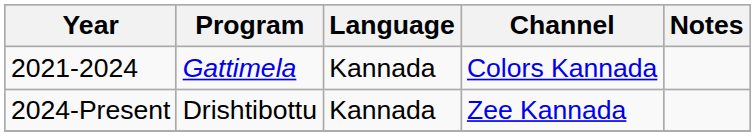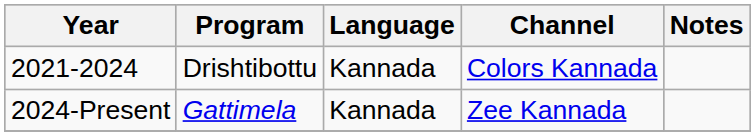(239, 67) Gattimela -> (250, 67) Drishtibottu
(250, 109) Drishtibottu -> (239, 109) Gattimela
